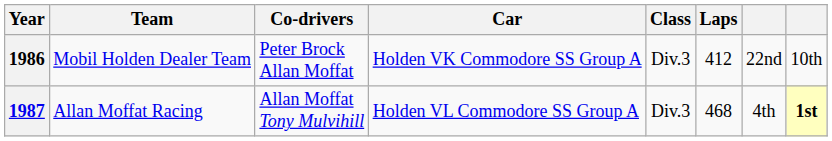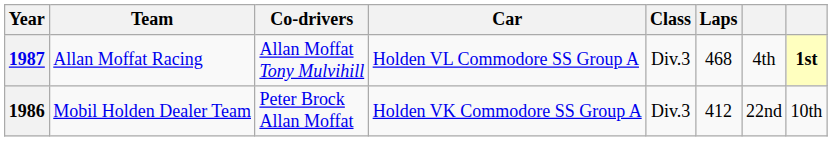rows swapped: (27, 60) <-> (27, 110)
